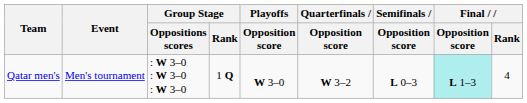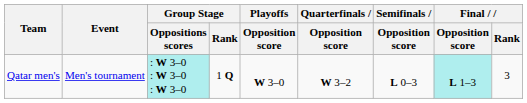(168, 76) no background -> (168, 76) paleturquoise background
(507, 76) 4 -> (507, 76) 3
